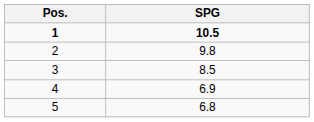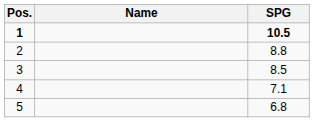+ column: (141, 13)
(207, 51) 9.8 -> (279, 51) 8.8
(207, 88) 6.9 -> (279, 88) 7.1
